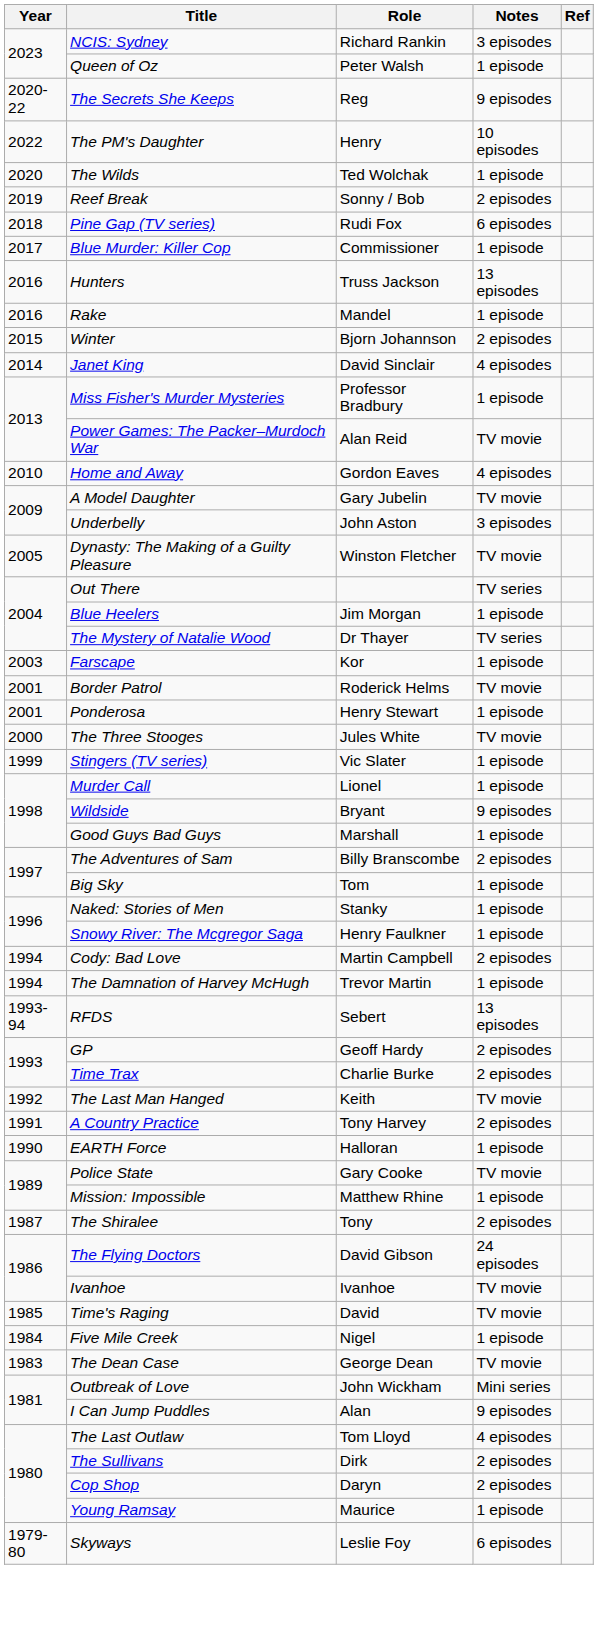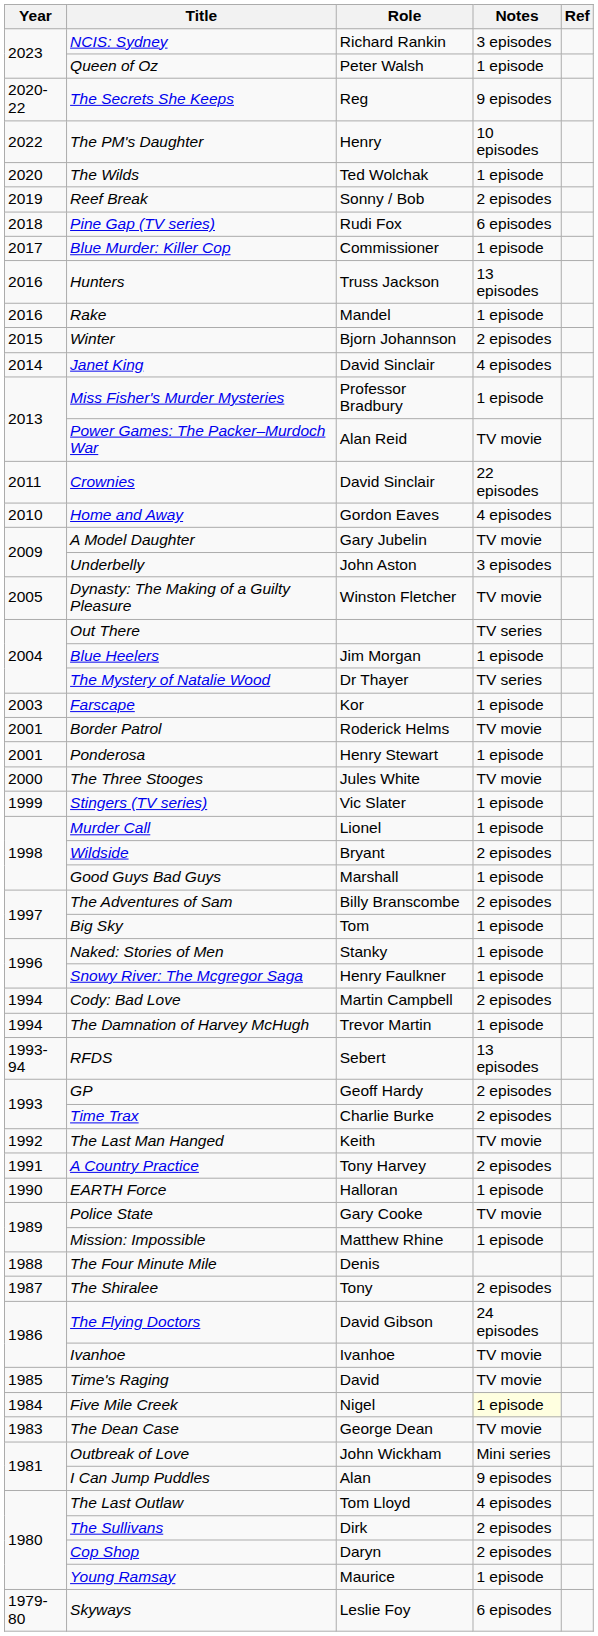+ row: (102, 482)
(514, 810) 9 episodes -> (514, 852) 2 episodes
+ row: (143, 1264)
(510, 1337) no background -> (510, 1404) lightyellow background
